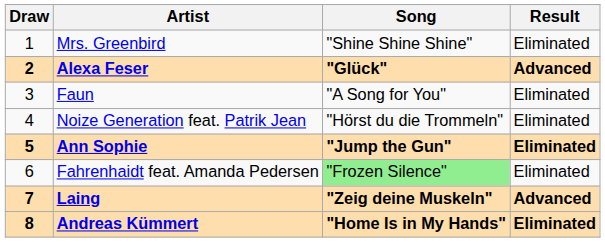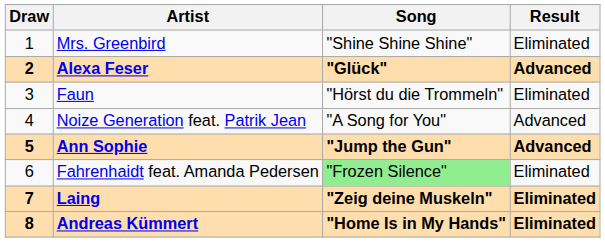(386, 95) "A Song for You" -> (415, 95) "Hörst du die Trommeln"
(415, 120) "Hörst du die Trommeln" -> (386, 120) "A Song for You"
(552, 120) Eliminated -> (550, 120) Advanced
(555, 146) Eliminated -> (553, 146) Advanced
(553, 198) Advanced -> (555, 198) Eliminated
